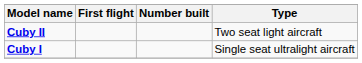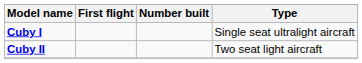rows swapped: (24, 50) <-> (26, 32)
